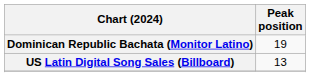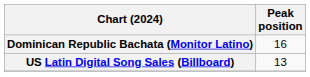(280, 44) 19 -> (280, 44) 16
